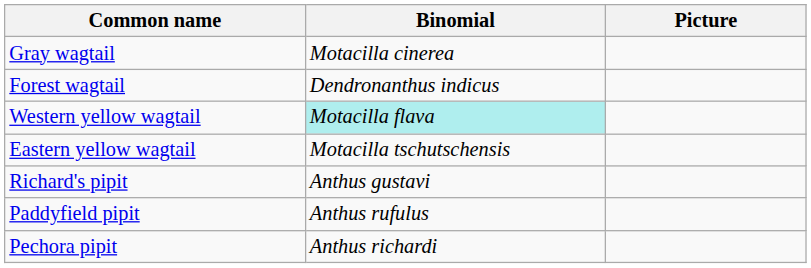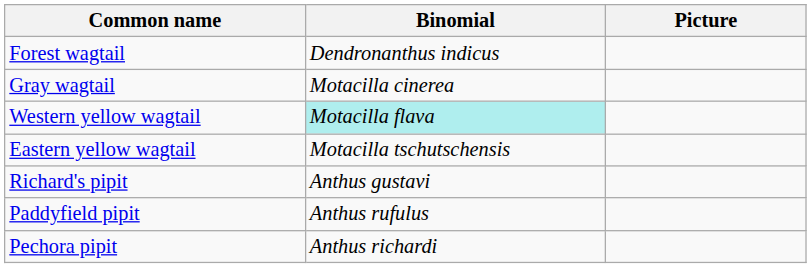rows swapped: (67, 85) <-> (62, 52)
